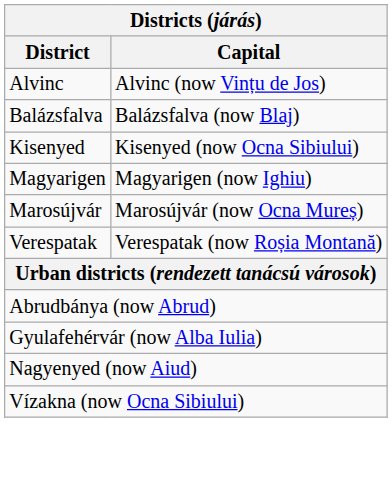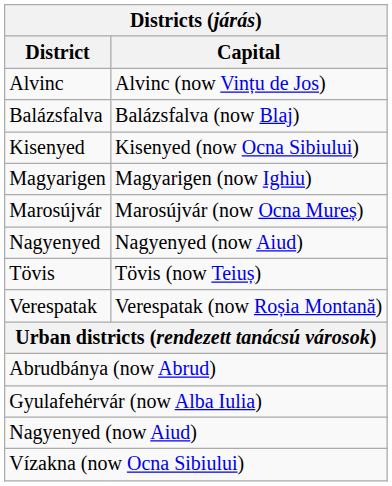+ row: (55, 242)
+ row: (32, 274)
